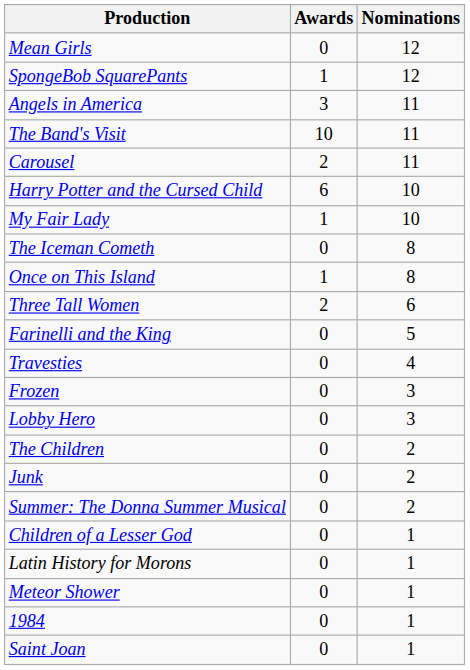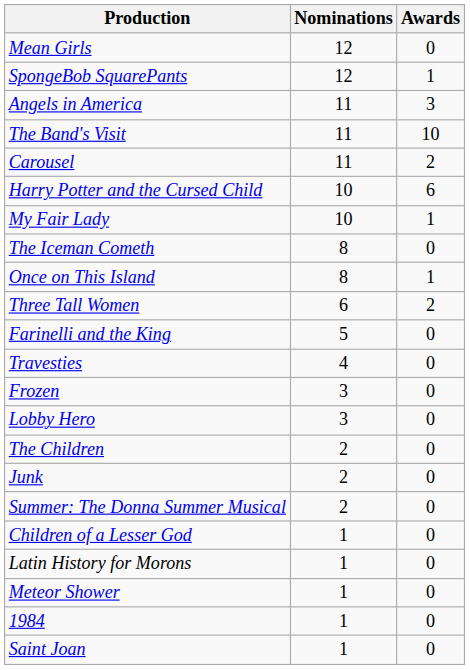columns swapped: (411, 18) <-> (324, 18)
